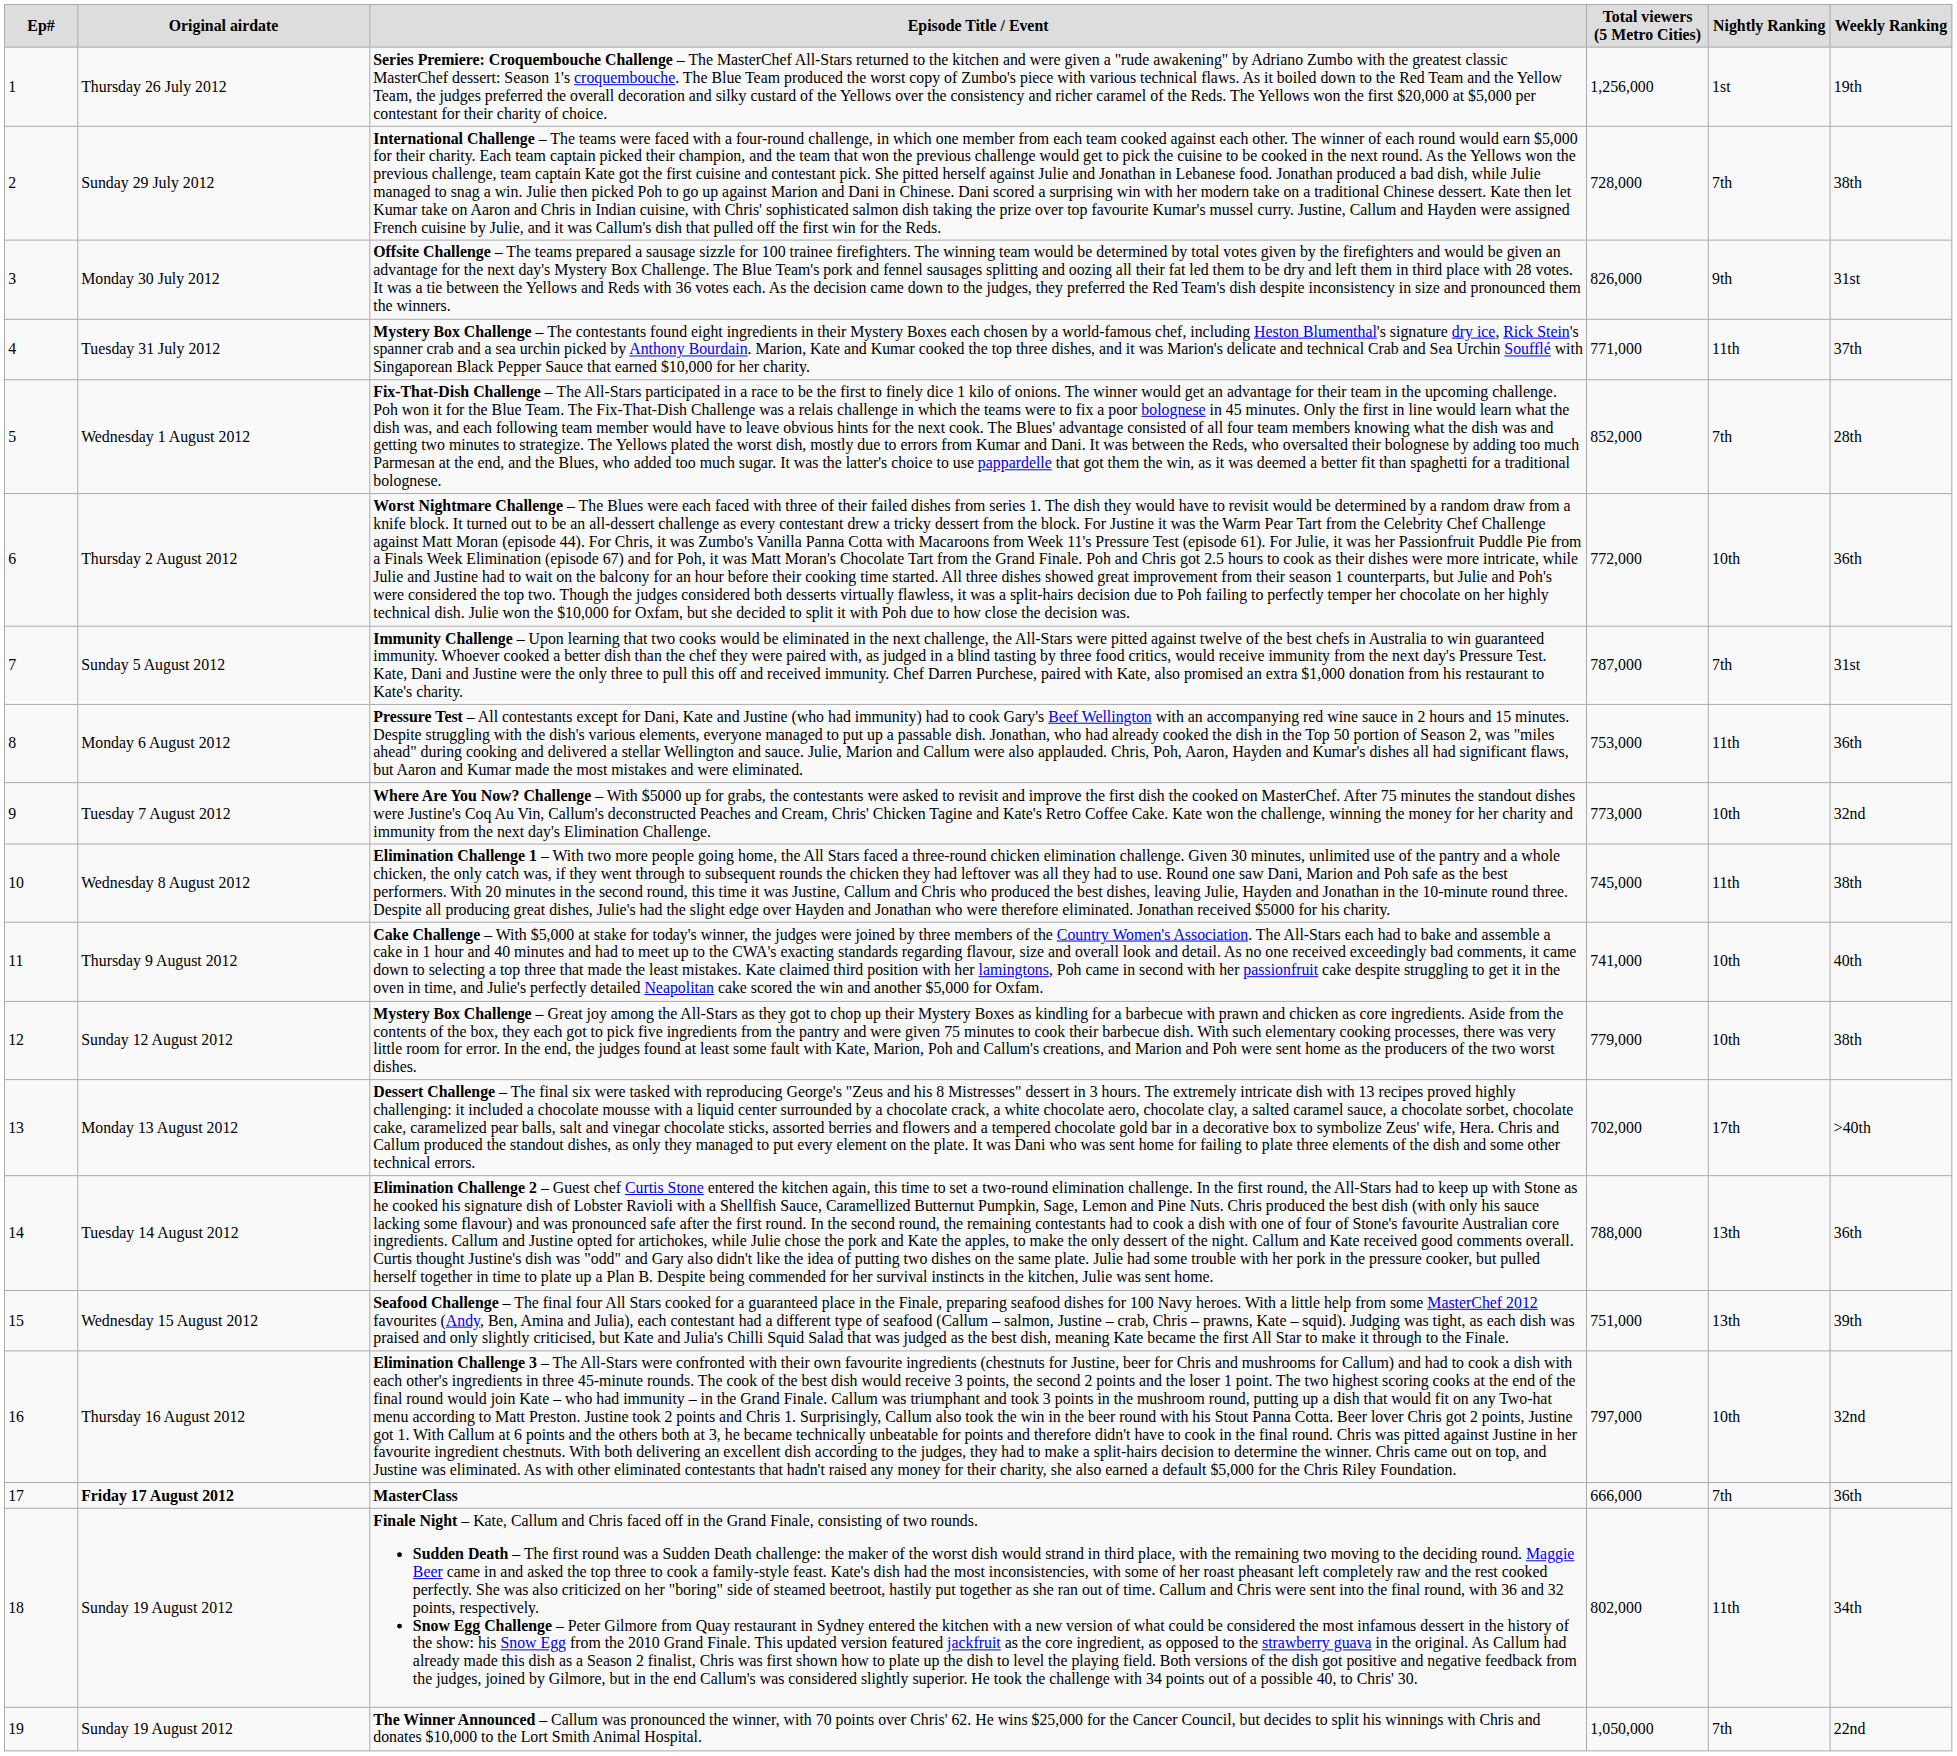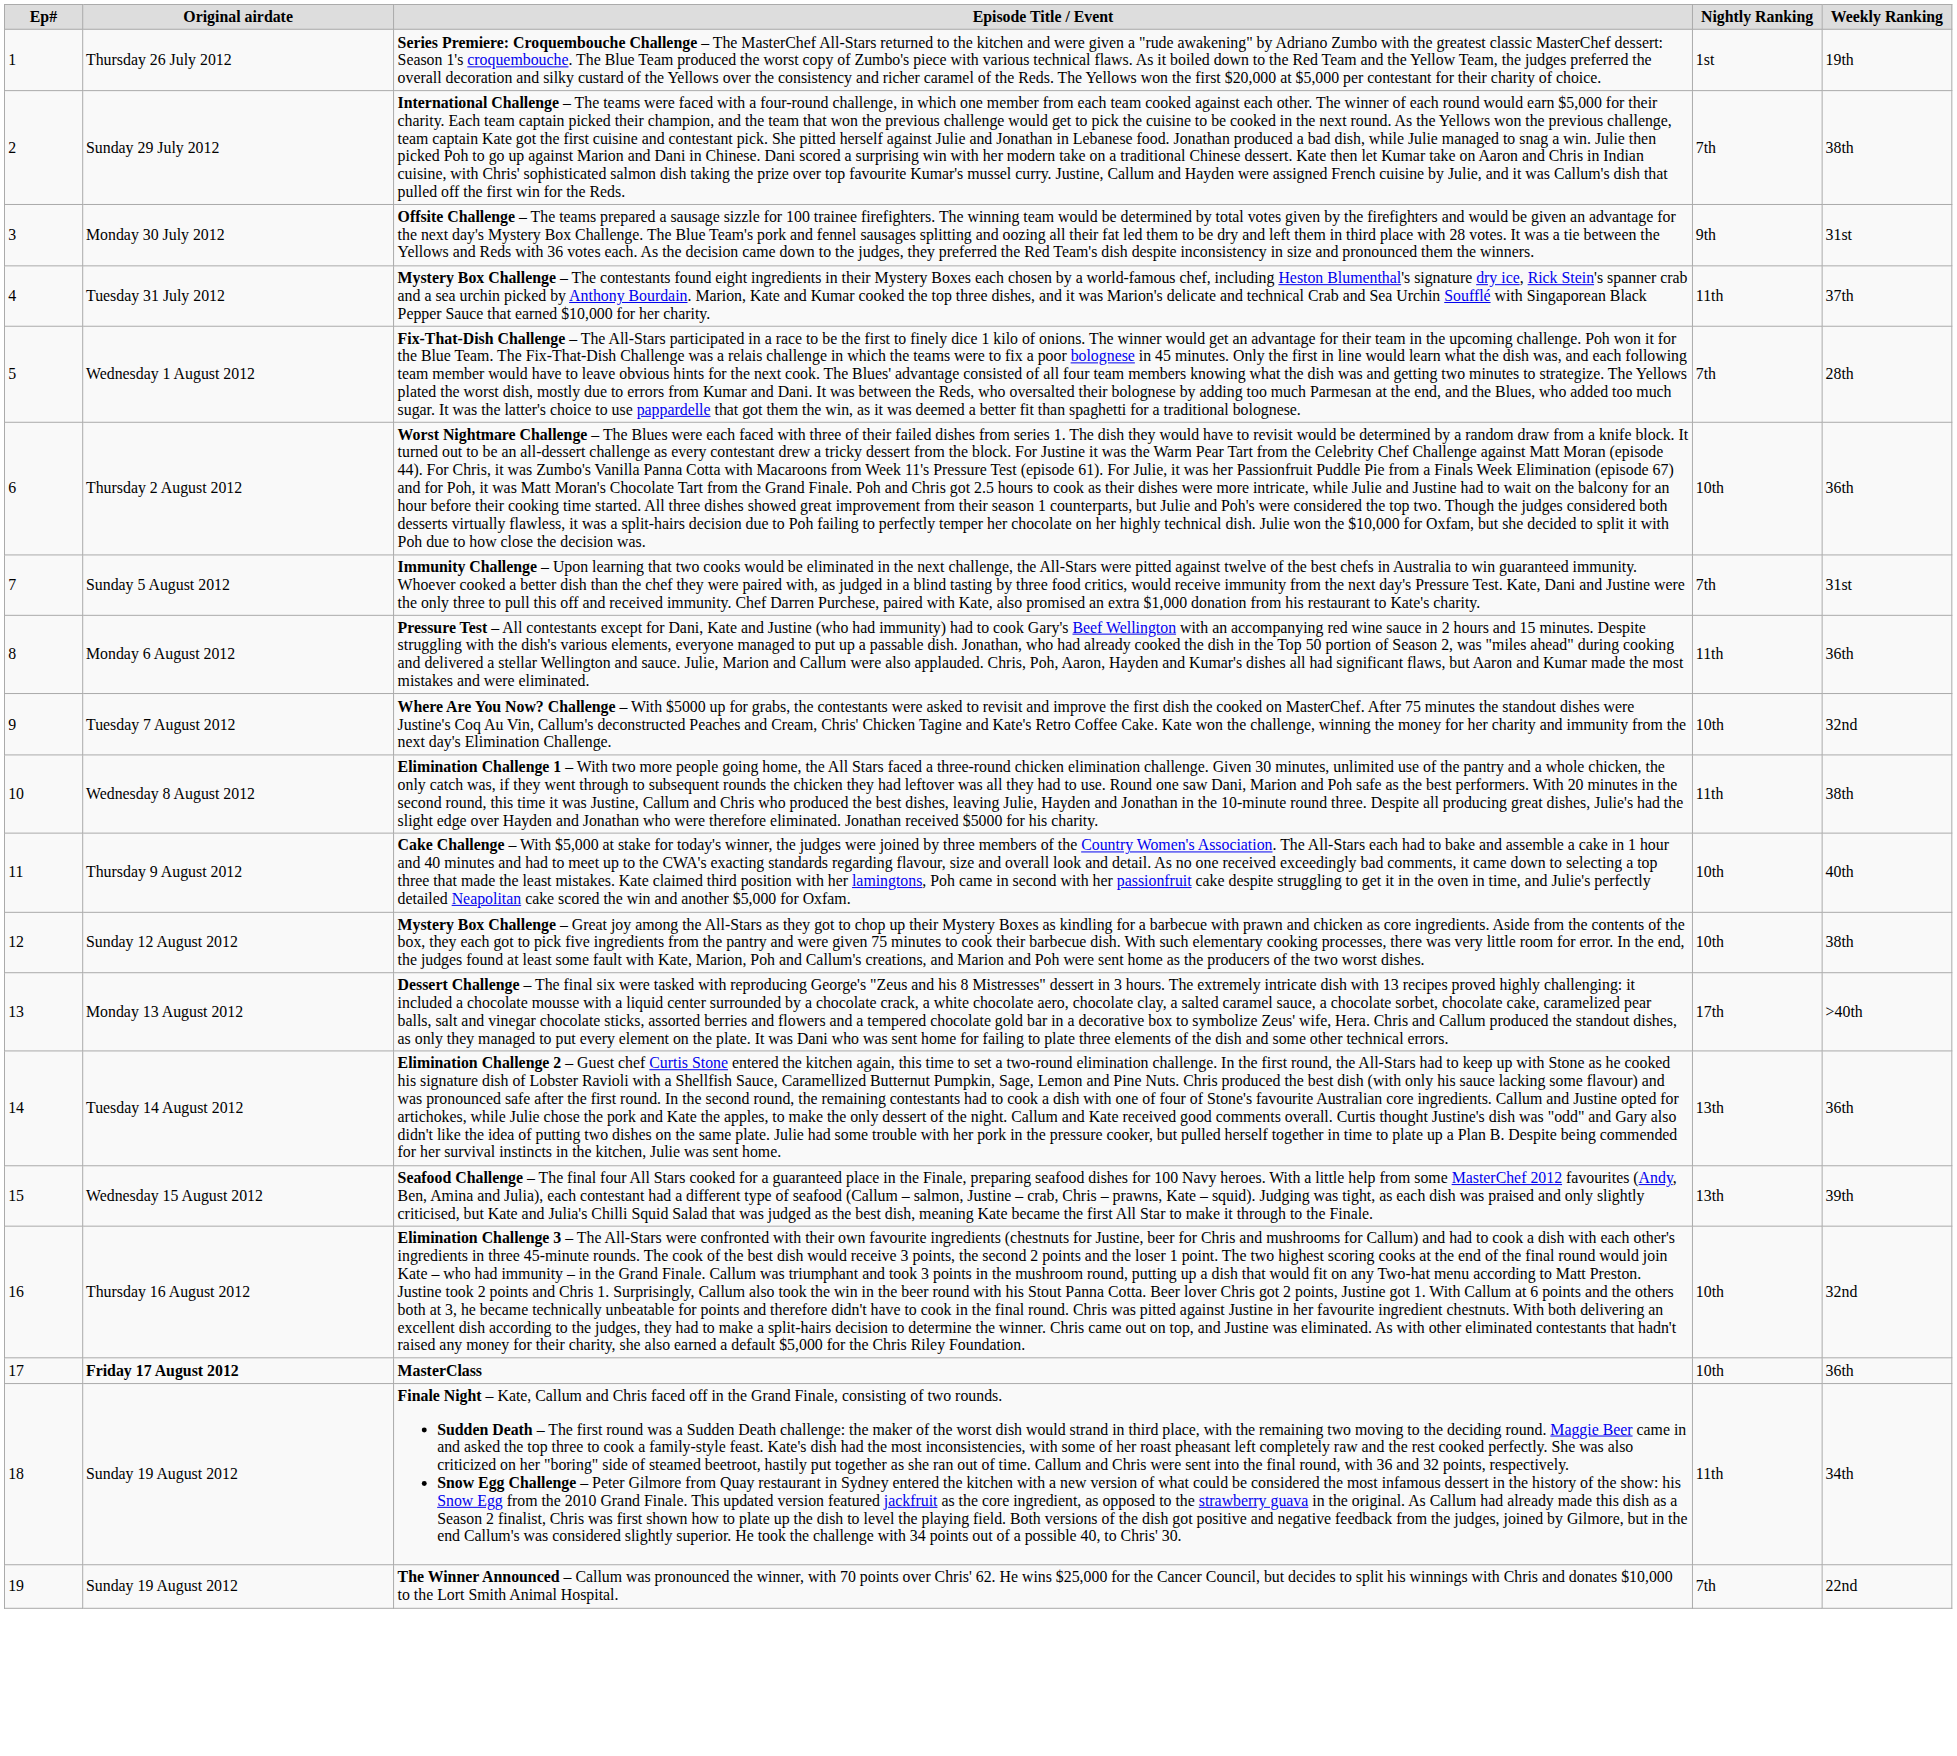- column: (1648, 25)
(1722, 1495) 7th -> (1710, 1370) 10th
